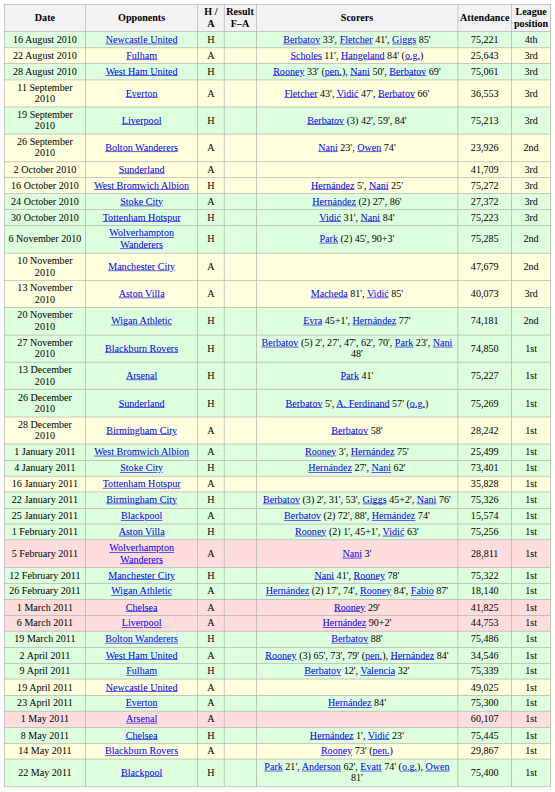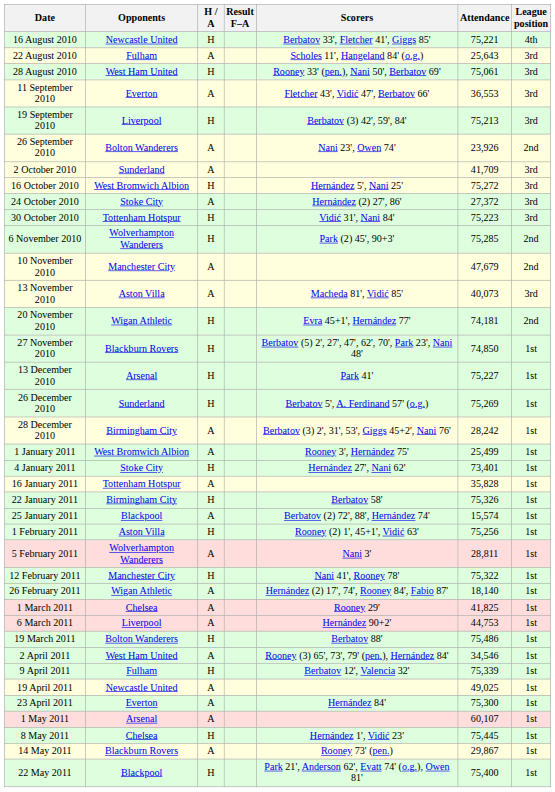(357, 430) Berbatov 58' -> (357, 430) Berbatov (3) 2', 31', 53', Giggs 45+2', Nani 76'
(357, 500) Berbatov (3) 2', 31', 53', Giggs 45+2', Nani 76' -> (357, 500) Berbatov 58'
